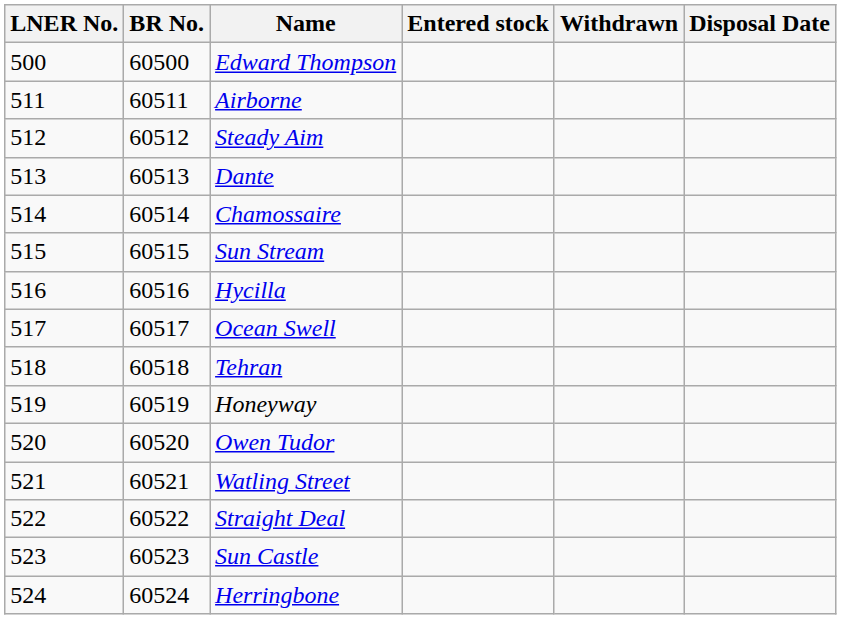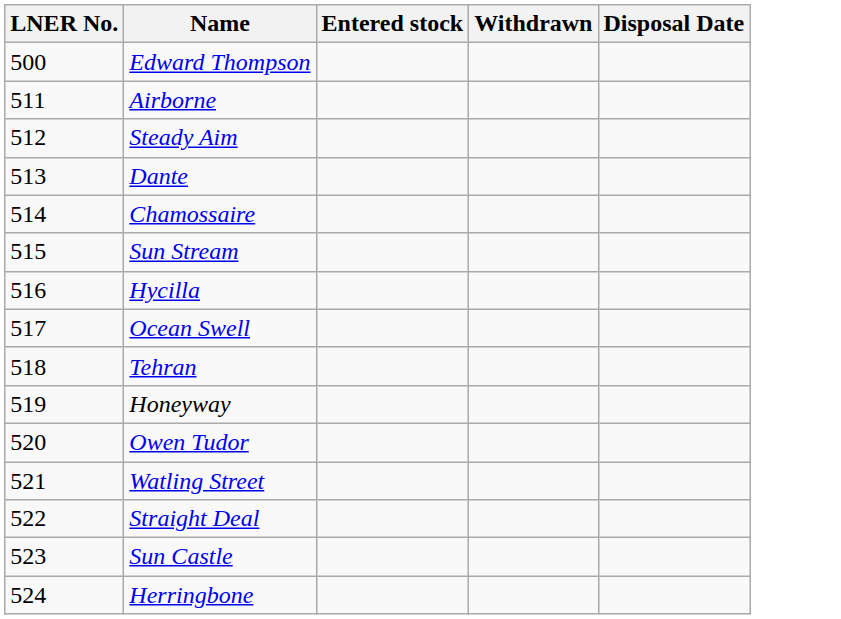- column: (167, 23)
